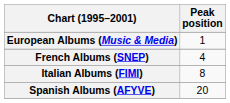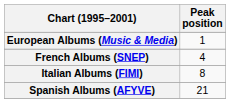(202, 90) 20 -> (202, 90) 21
